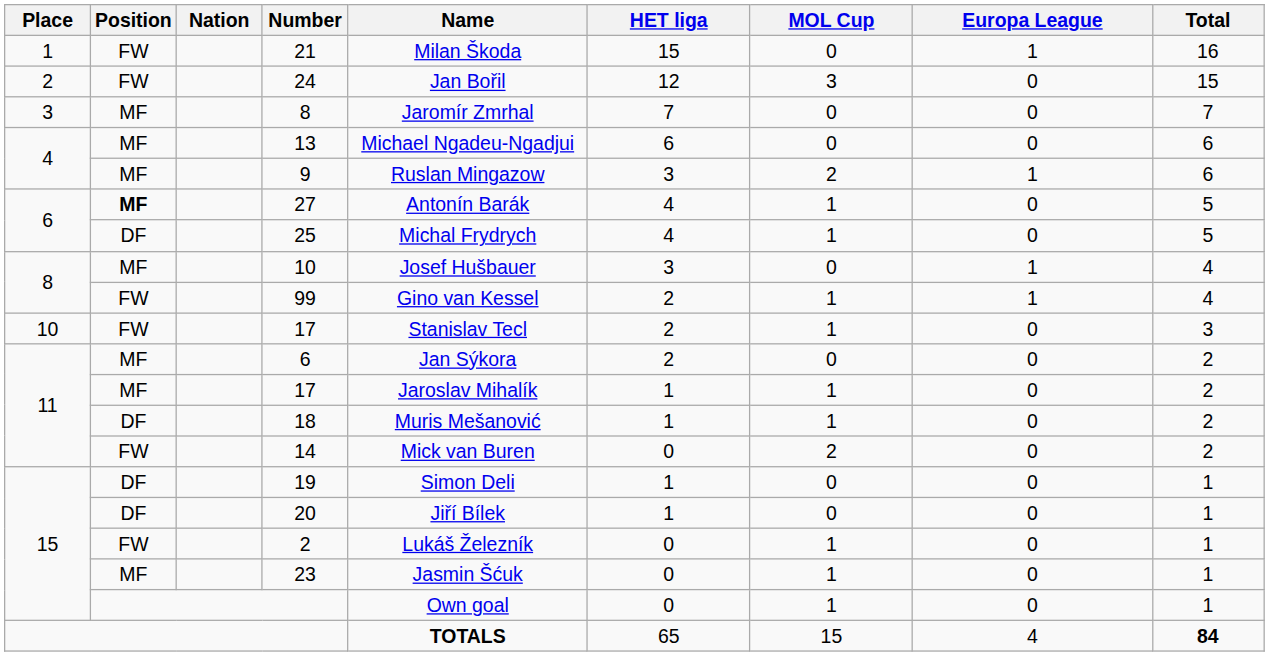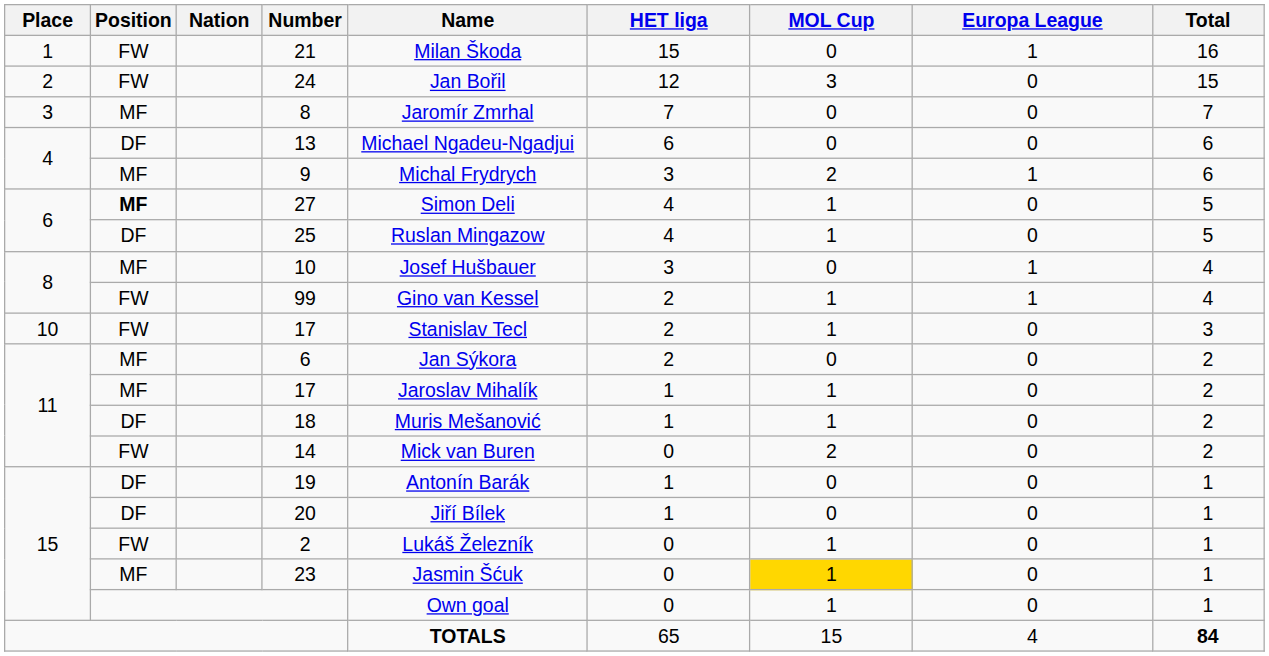(133, 143) MF -> (133, 143) DF
(468, 174) Ruslan Mingazow -> (468, 174) Michal Frydrych
(468, 205) Antonín Barák -> (468, 205) Simon Deli
(468, 236) Michal Frydrych -> (468, 236) Ruslan Mingazow
(468, 482) Simon Deli -> (468, 482) Antonín Barák
(831, 575) no background -> (831, 575) gold background
